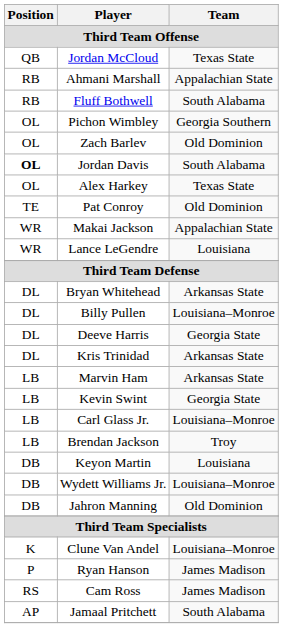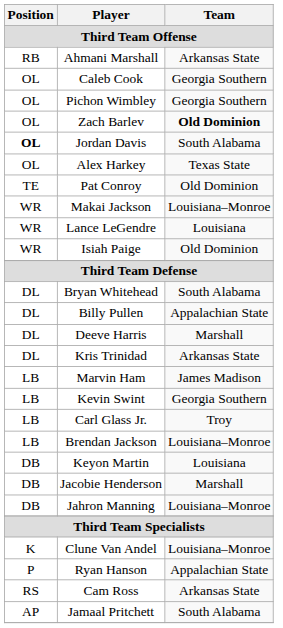- row: (113, 57)
(224, 79) Appalachian State -> (219, 57) Arkansas State
- row: (113, 100)
+ row: (111, 79)
(224, 143) normal -> (219, 121) bold
(224, 228) Appalachian State -> (219, 206) Louisiana–Monroe
+ row: (111, 249)
(224, 292) Arkansas State -> (219, 292) South Alabama
(224, 313) Louisiana–Monroe -> (219, 313) Appalachian State
(224, 334) Georgia State -> (219, 334) Marshall
(224, 377) Arkansas State -> (219, 377) James Madison
(224, 398) Georgia State -> (219, 398) Georgia Southern
(224, 420) Louisiana–Monroe -> (219, 420) Troy
(224, 441) Troy -> (219, 441) Louisiana–Monroe
- row: (113, 484)
+ row: (111, 484)
(224, 505) Old Dominion -> (219, 505) Louisiana–Monroe
(224, 569) James Madison -> (219, 569) Appalachian State
(224, 590) James Madison -> (219, 590) Arkansas State
